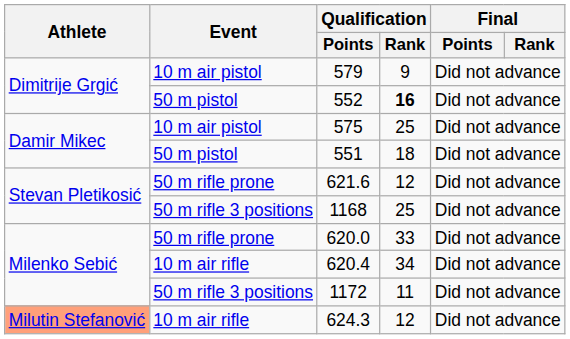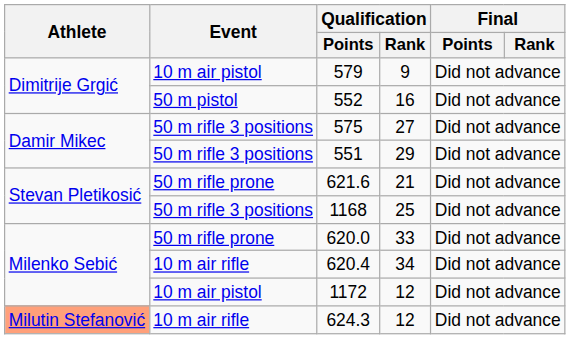(405, 100) bold -> (405, 100) normal
(208, 127) 10 m air pistol -> (233, 127) 50 m rifle 3 positions
(405, 127) 25 -> (405, 127) 27
(195, 155) 50 m pistol -> (233, 155) 50 m rifle 3 positions
(405, 155) 18 -> (405, 155) 29
(405, 182) 12 -> (405, 182) 21
(233, 292) 50 m rifle 3 positions -> (208, 292) 10 m air pistol
(405, 292) 11 -> (405, 292) 12
